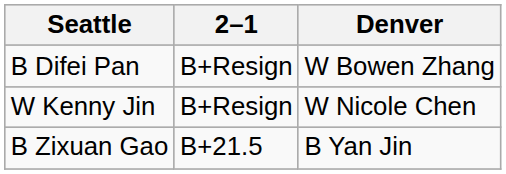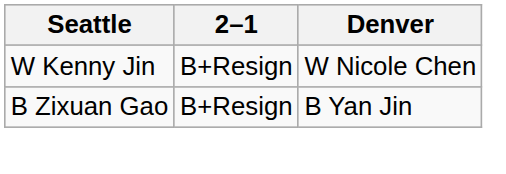- row: (75, 65)
(221, 147) B+21.5 -> (236, 106) B+Resign
